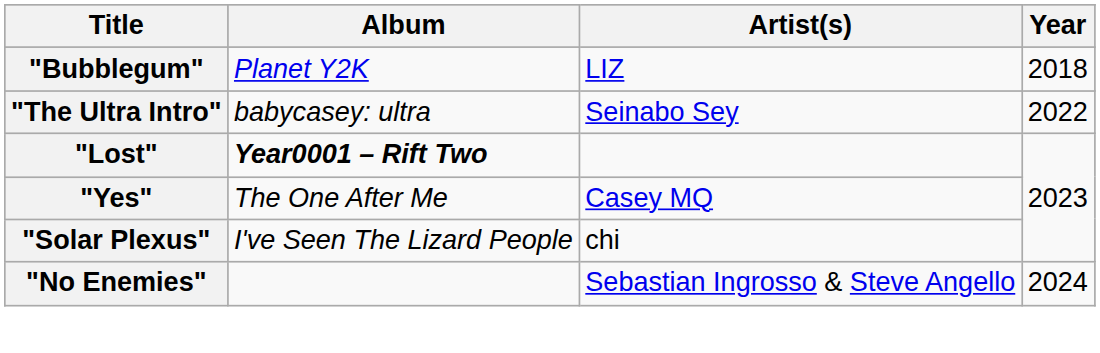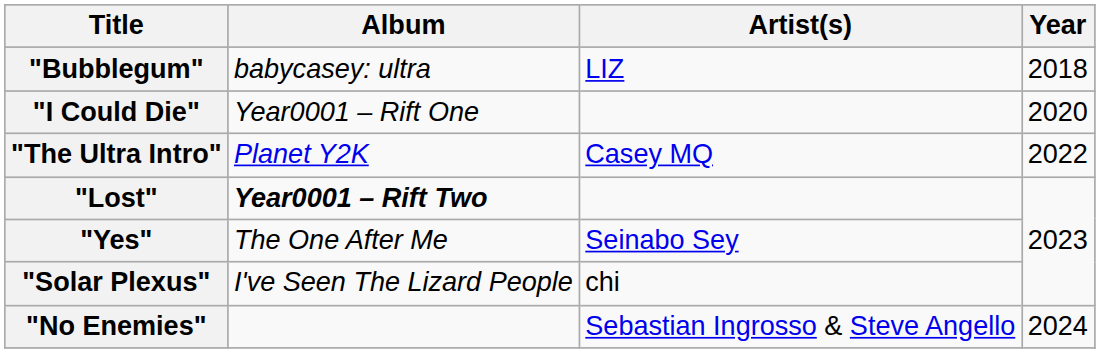(301, 68) Planet Y2K -> (332, 68) babycasey: ultra
+ row: (116, 111)
(332, 111) babycasey: ultra -> (301, 154) Planet Y2K
(662, 111) Seinabo Sey -> (649, 154) Casey MQ
(649, 197) Casey MQ -> (662, 240) Seinabo Sey
